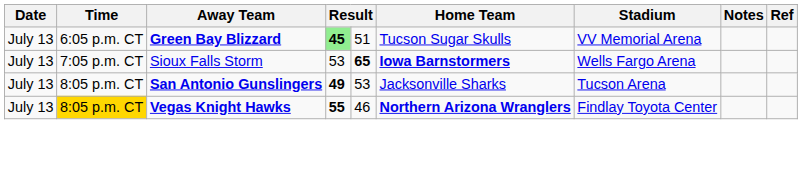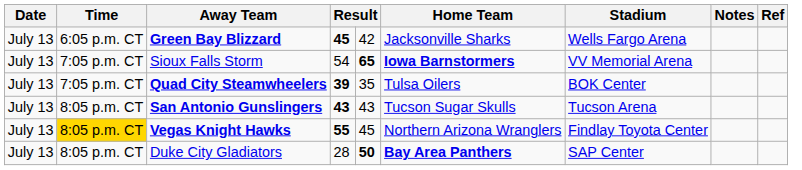(337, 38) lightgreen background -> (341, 38) no background
(362, 38) 51 -> (367, 38) 42
(445, 38) Tucson Sugar Skulls -> (447, 38) Jacksonville Sharks
(639, 38) VV Memorial Arena -> (627, 38) Wells Fargo Arena
(337, 61) 53 -> (341, 61) 54
(636, 61) Wells Fargo Arena -> (630, 61) VV Memorial Arena
+ row: (238, 84)
(337, 84) 49 -> (341, 107) 43
(362, 84) 53 -> (367, 107) 43
(443, 84) Jacksonville Sharks -> (450, 107) Tucson Sugar Skulls
(362, 107) 46 -> (367, 130) 45
(475, 107) bold -> (473, 130) normal
+ row: (216, 152)
